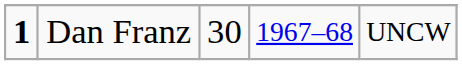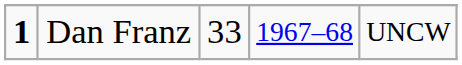(224, 31) 30 -> (224, 31) 33
